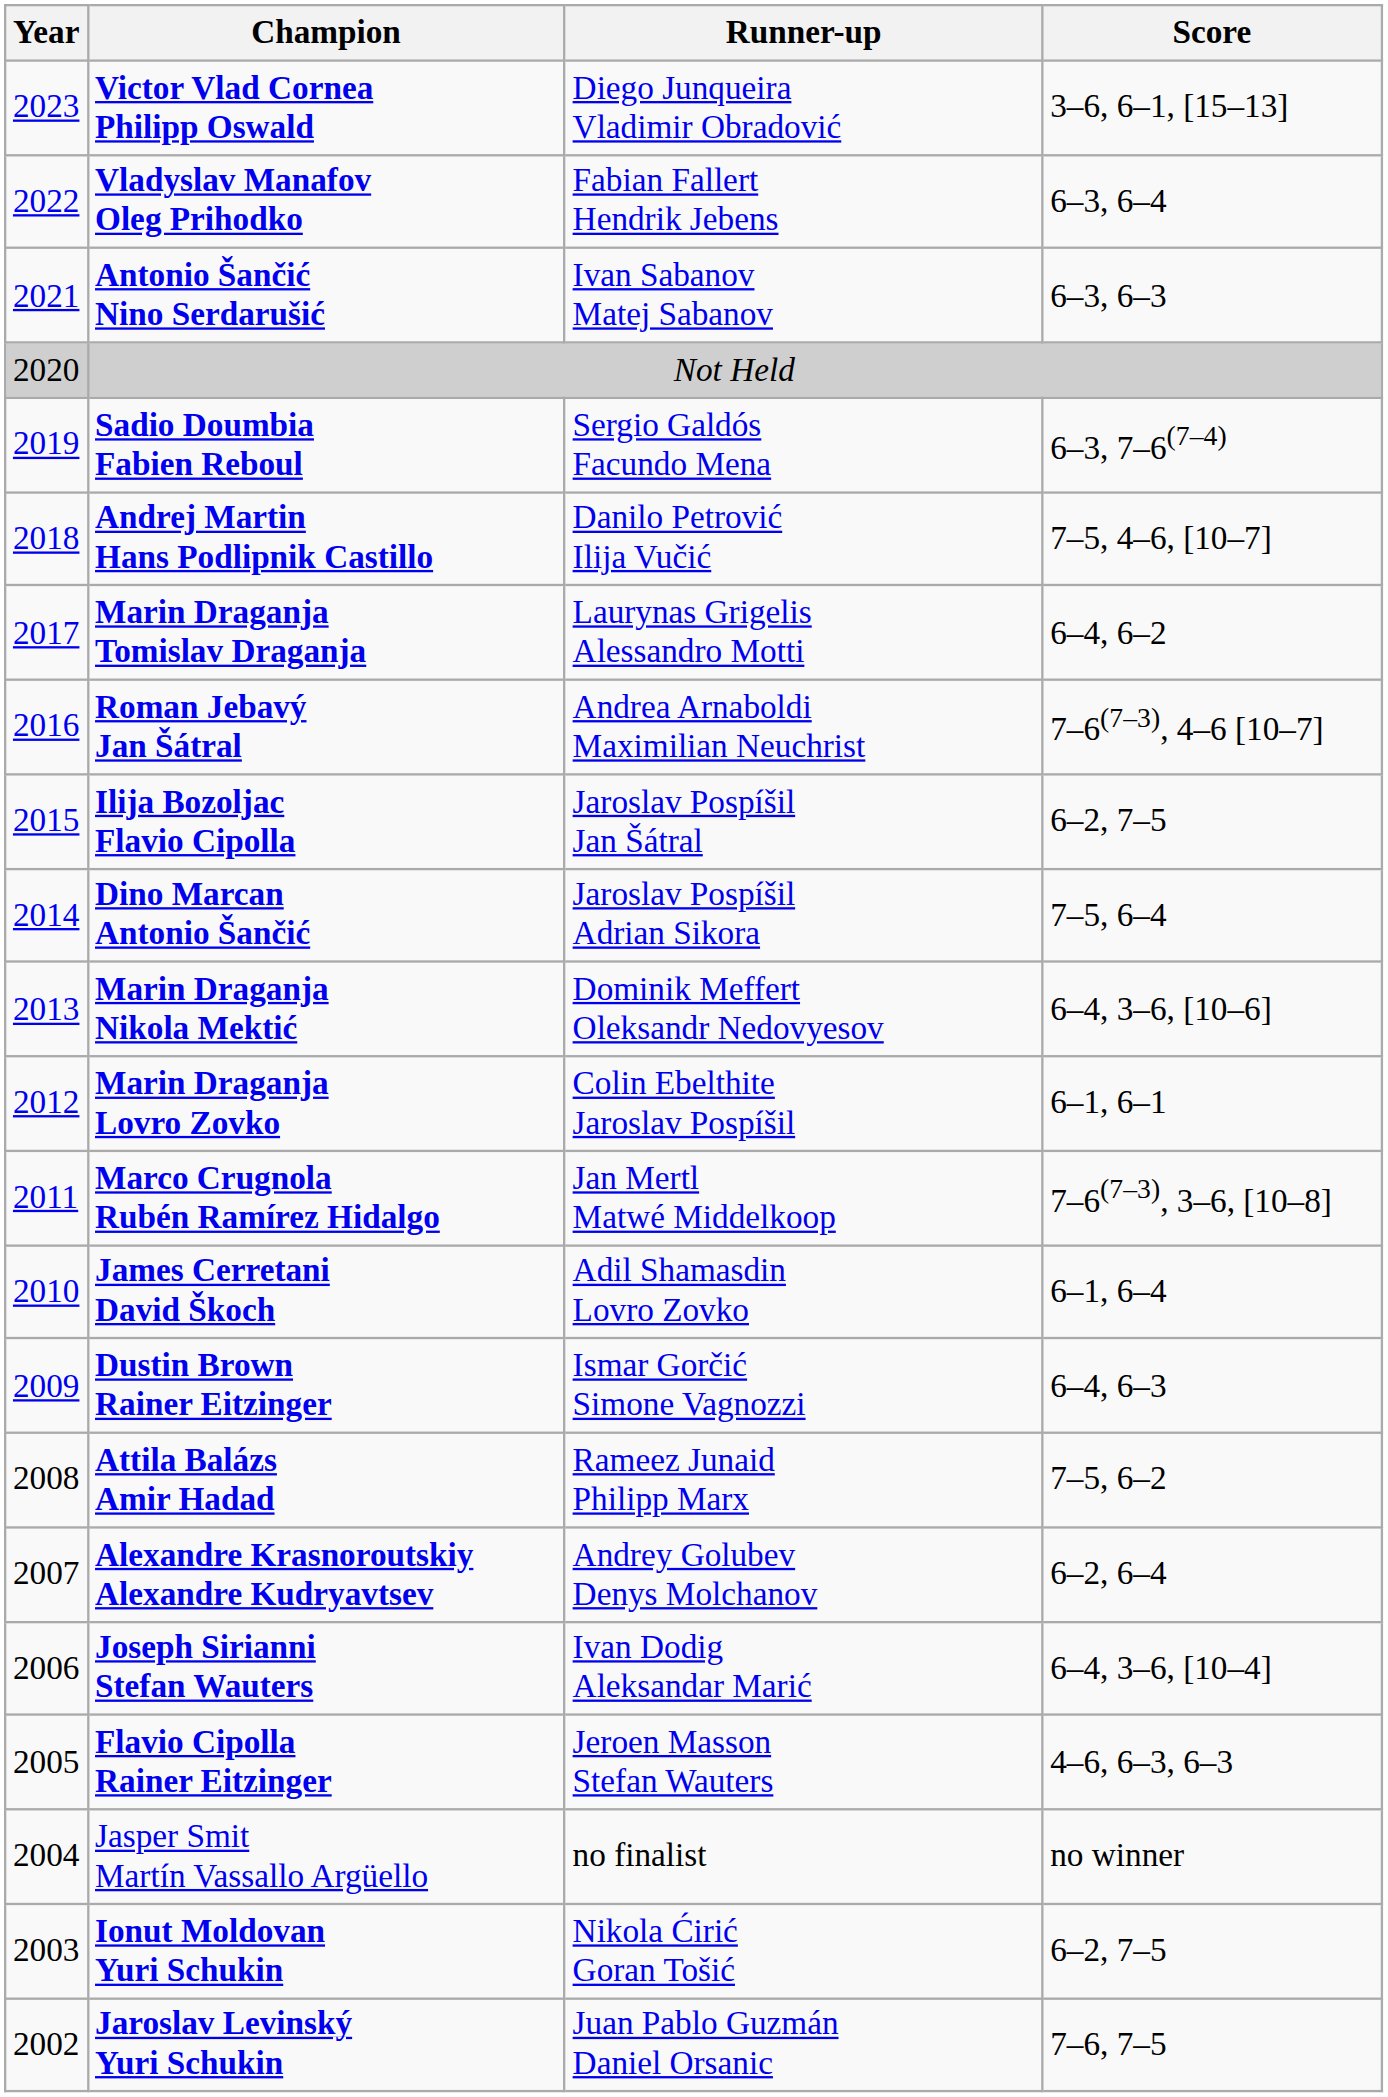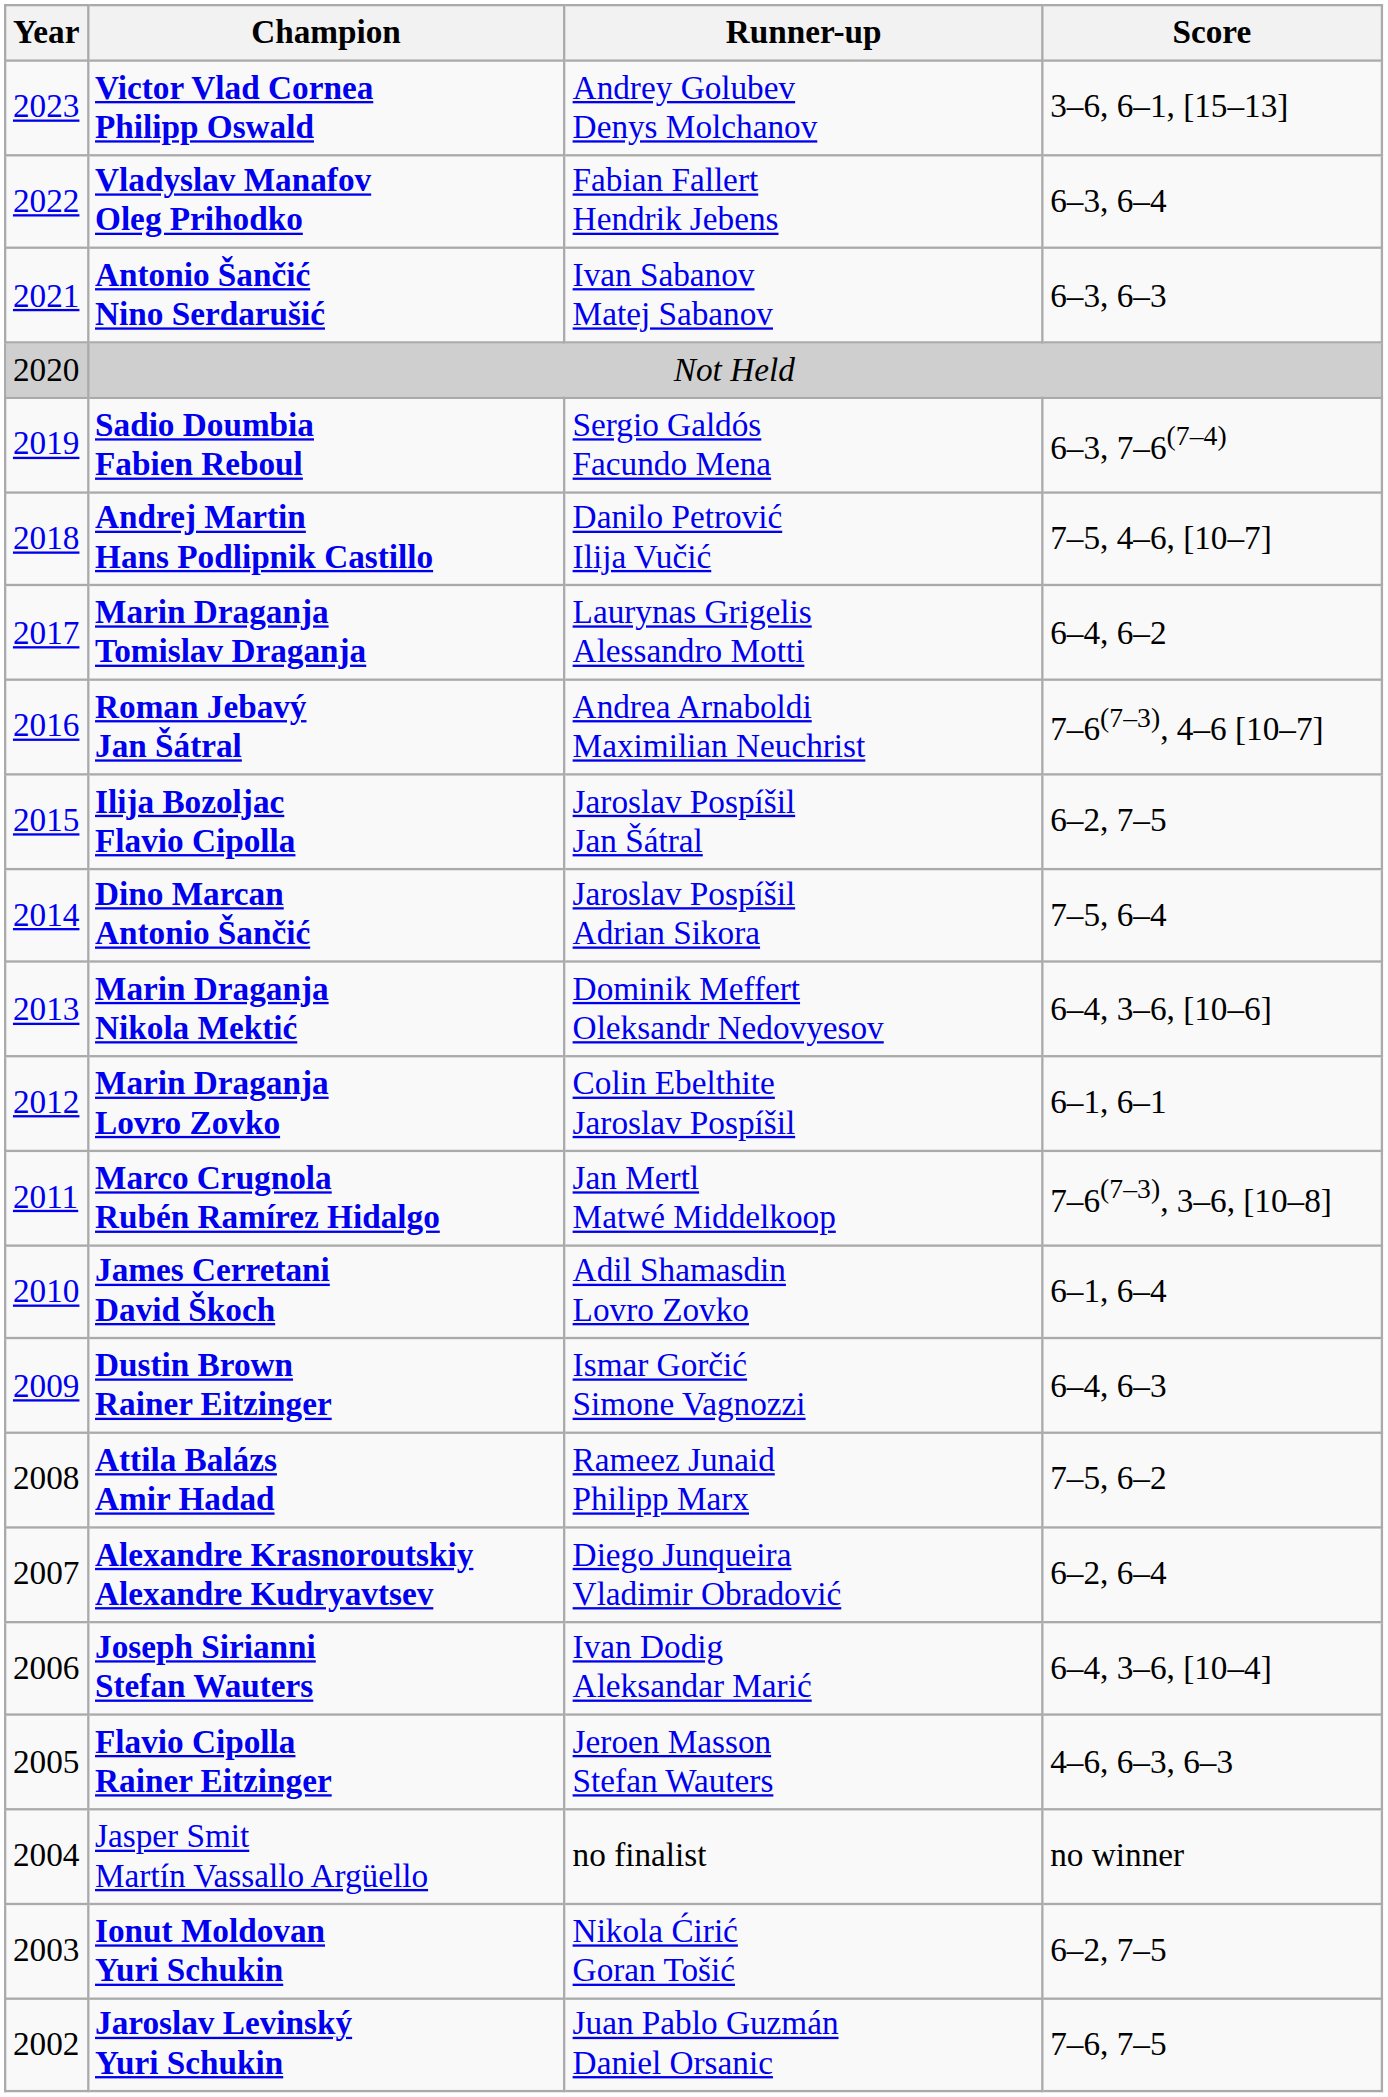(707, 106) Diego Junqueira Vladimir Obradović -> (695, 106) Andrey Golubev Denys Molchanov
(695, 1573) Andrey Golubev Denys Molchanov -> (707, 1573) Diego Junqueira Vladimir Obradović
